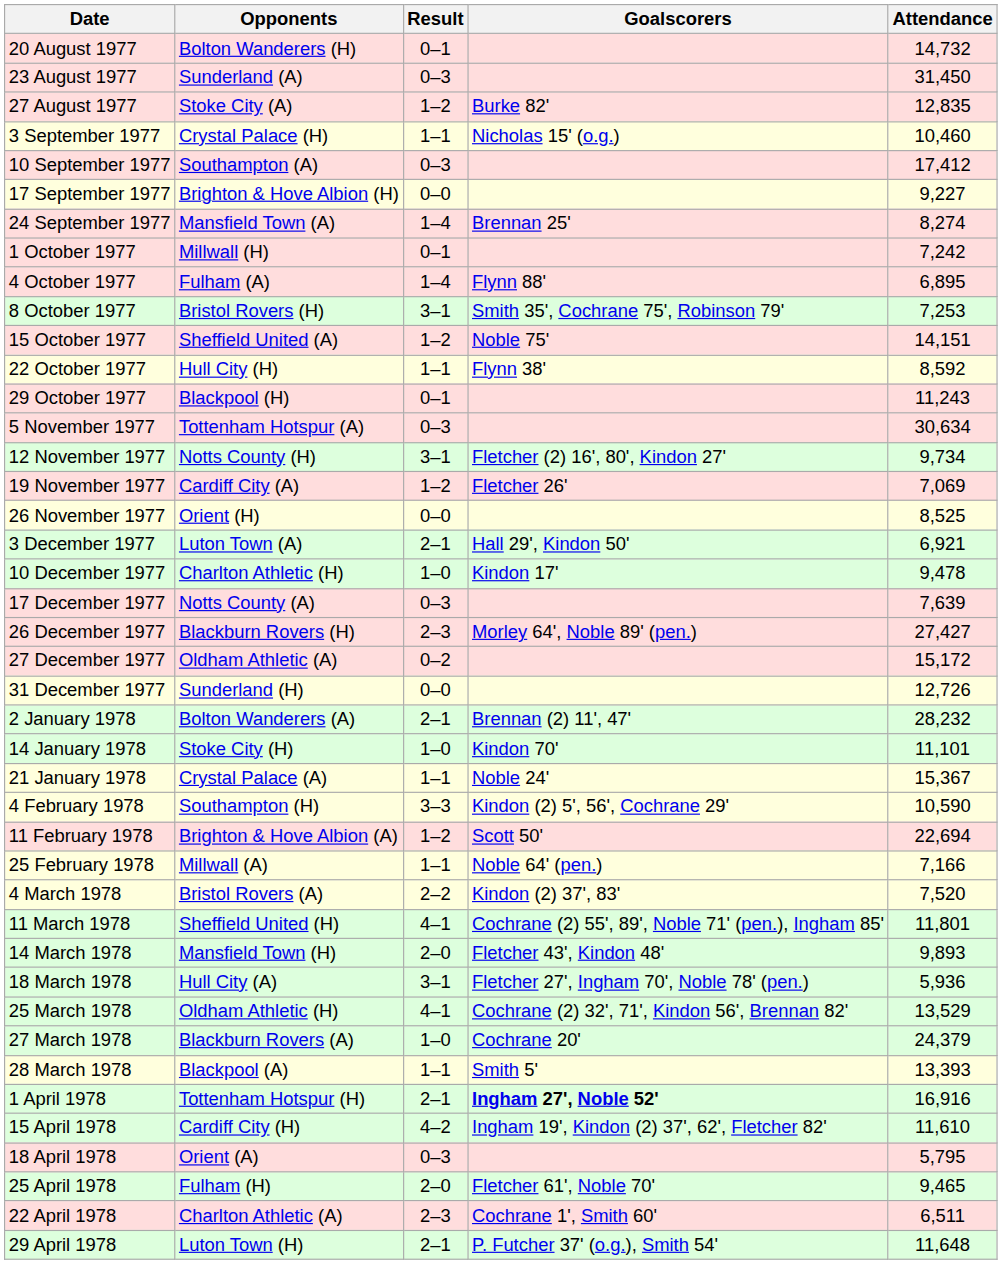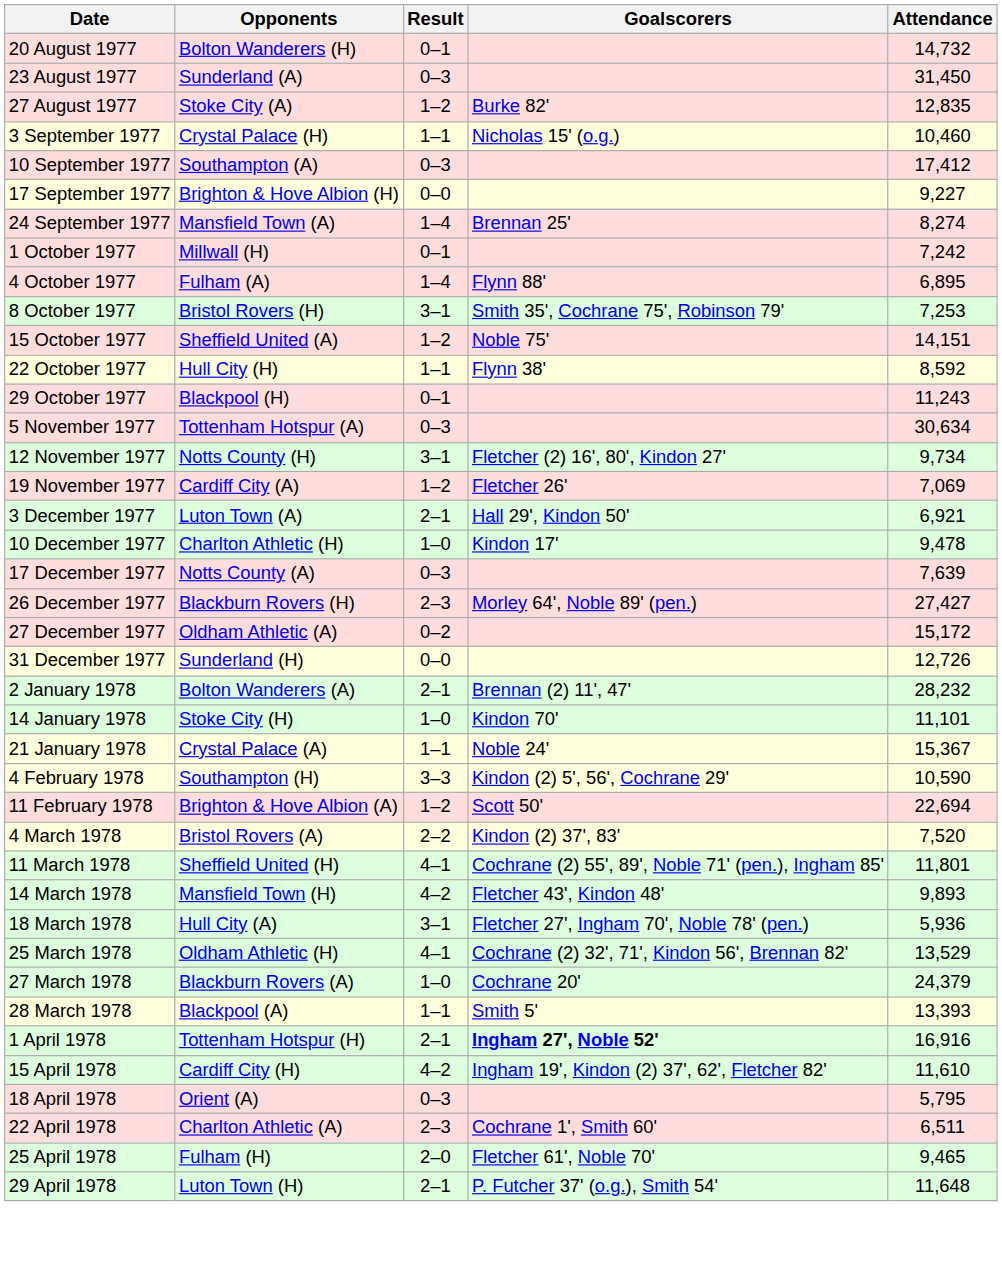- row: (87, 515)
- row: (81, 865)
(435, 952) 2–0 -> (435, 894) 4–2
rows swapped: (63, 1215) <-> (63, 1186)
